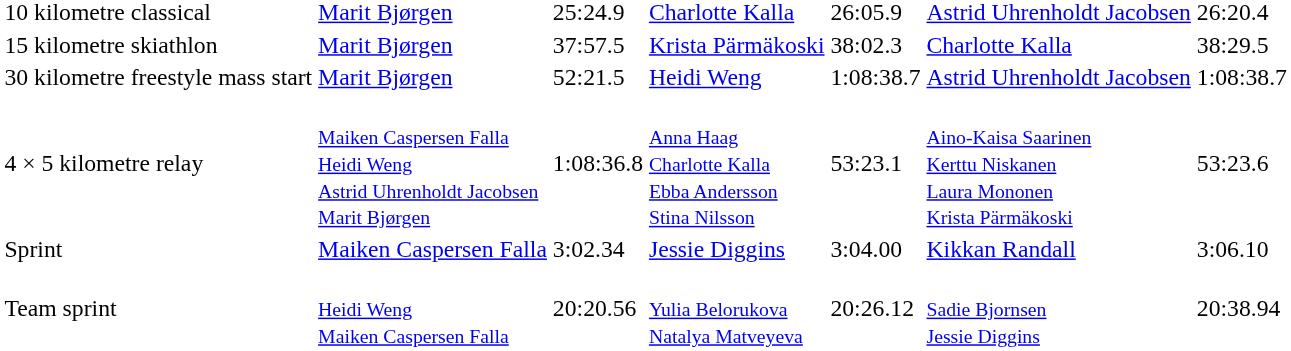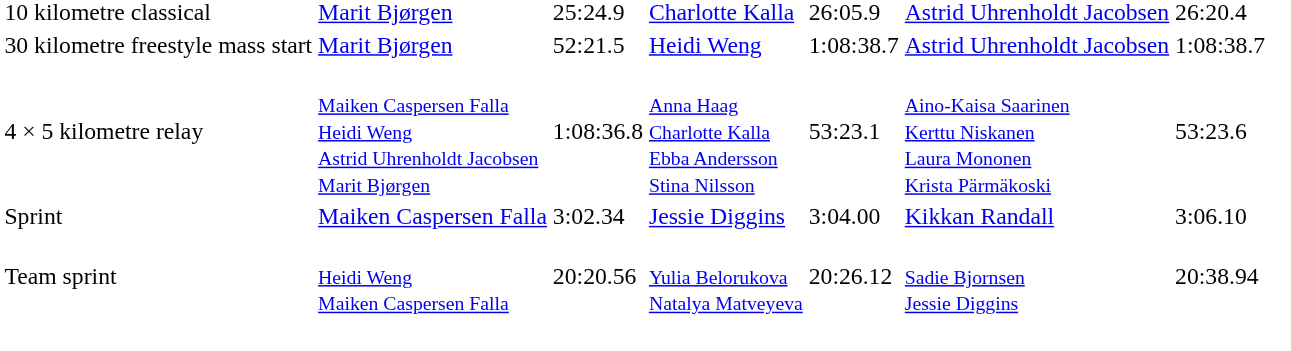- row: (111, 45)
